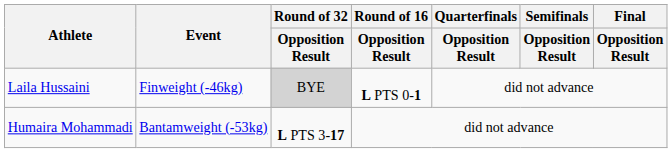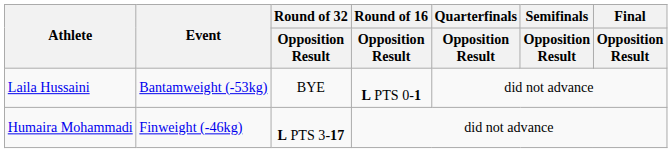(191, 88) Finweight (-46kg) -> (203, 88) Bantamweight (-53kg)
(311, 88) lightgrey background -> (311, 88) no background
(203, 128) Bantamweight (-53kg) -> (191, 128) Finweight (-46kg)
